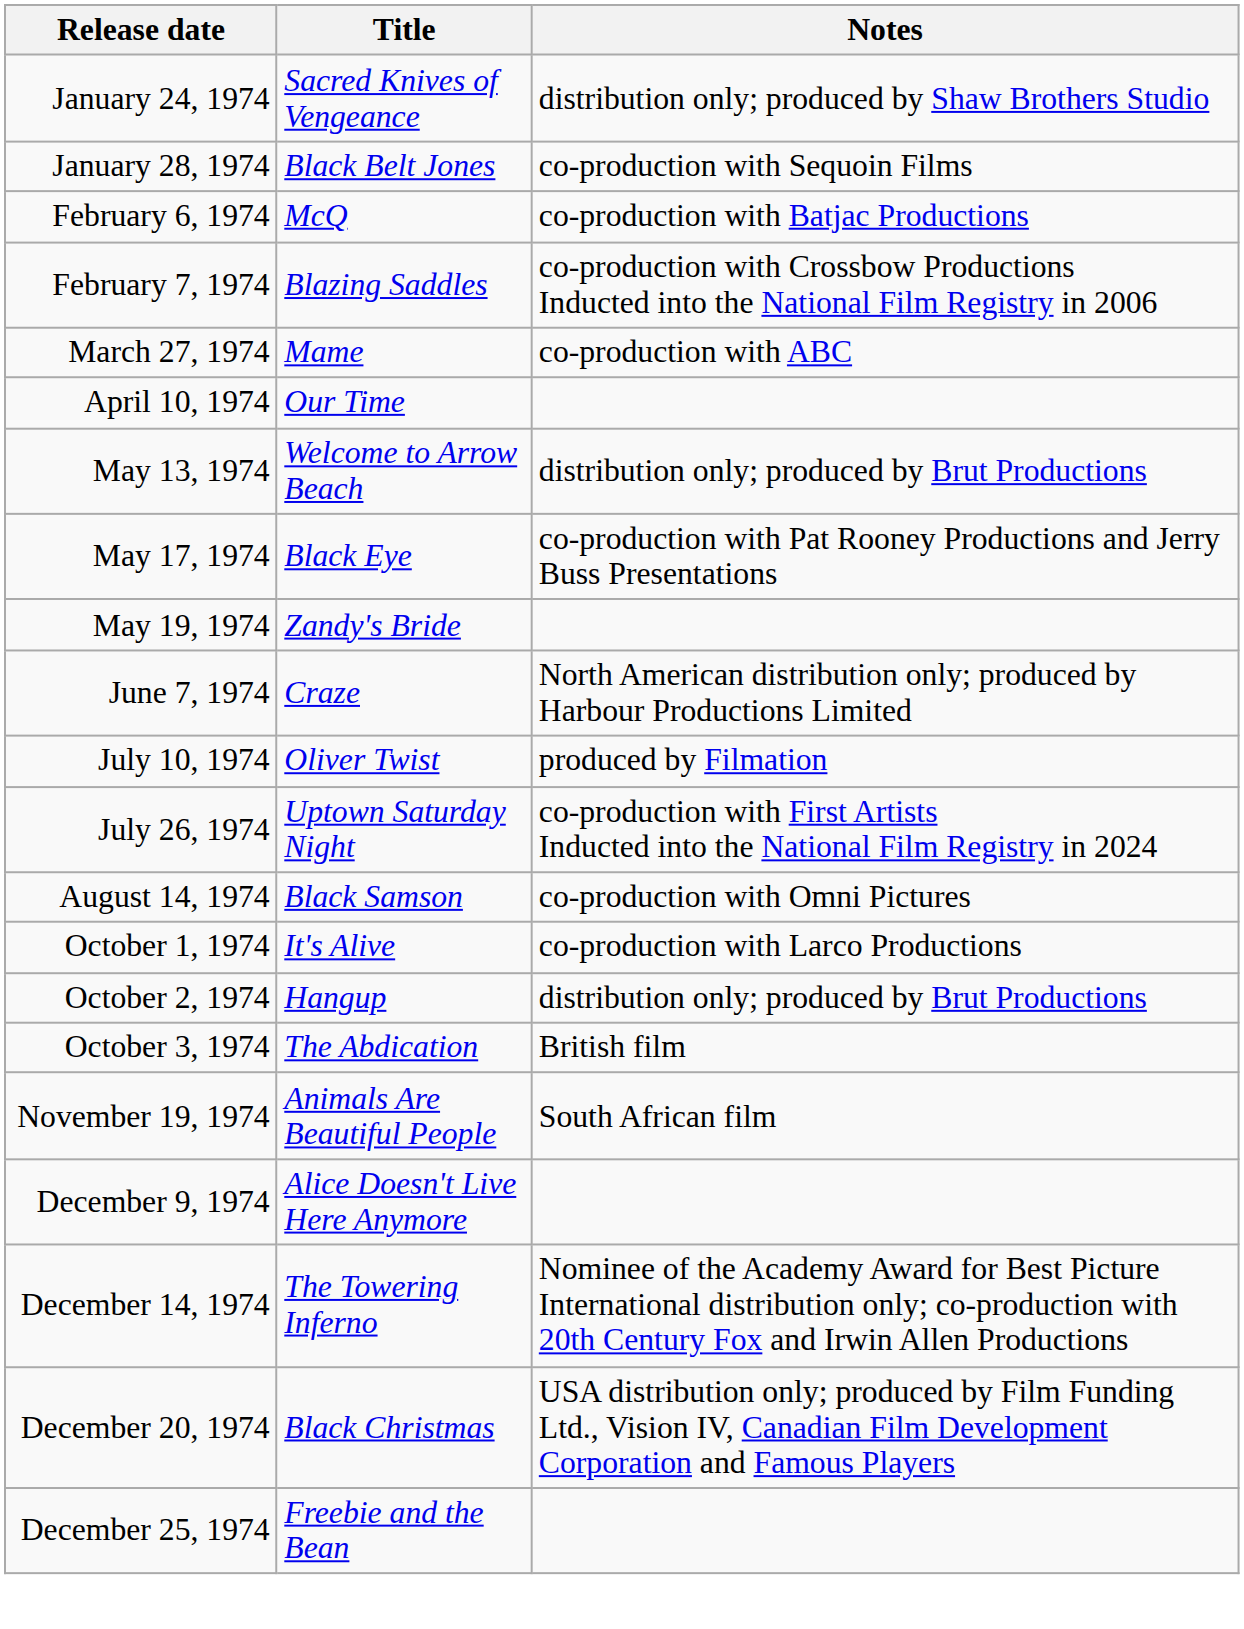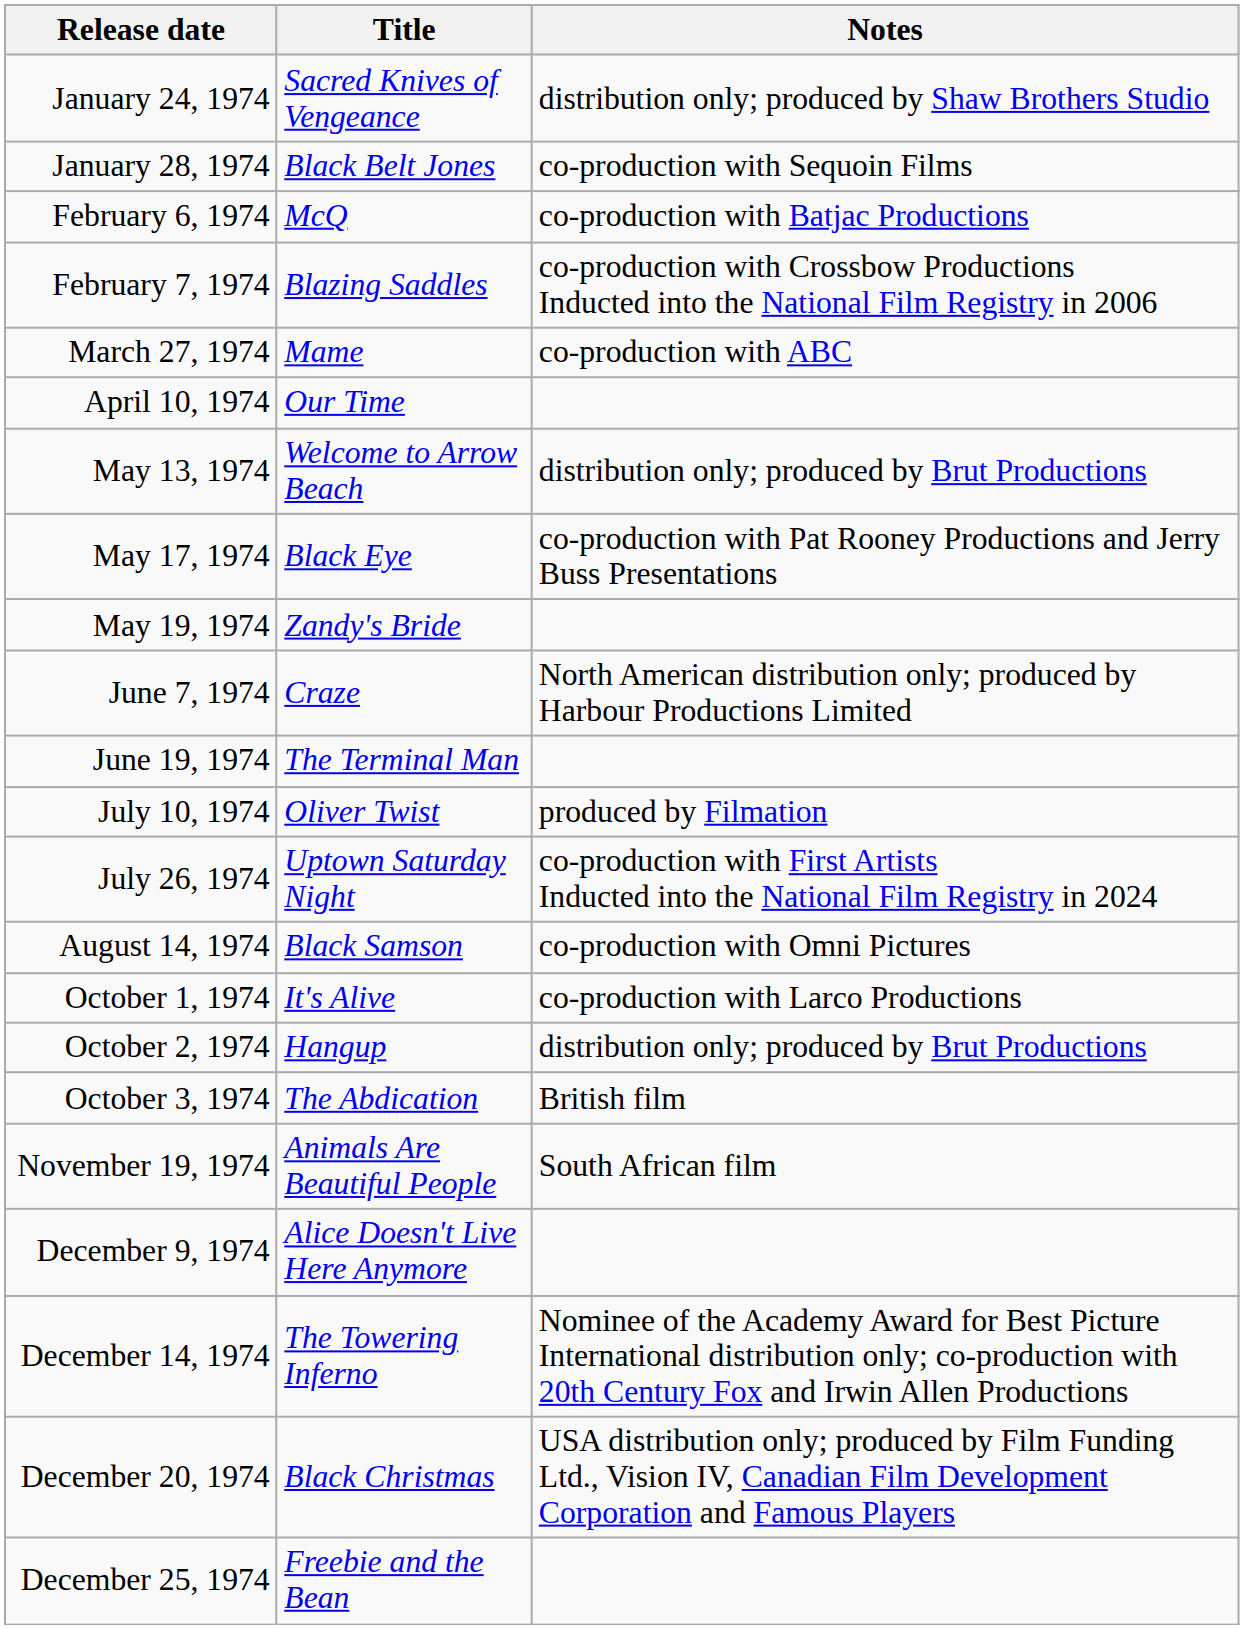+ row: (181, 760)
